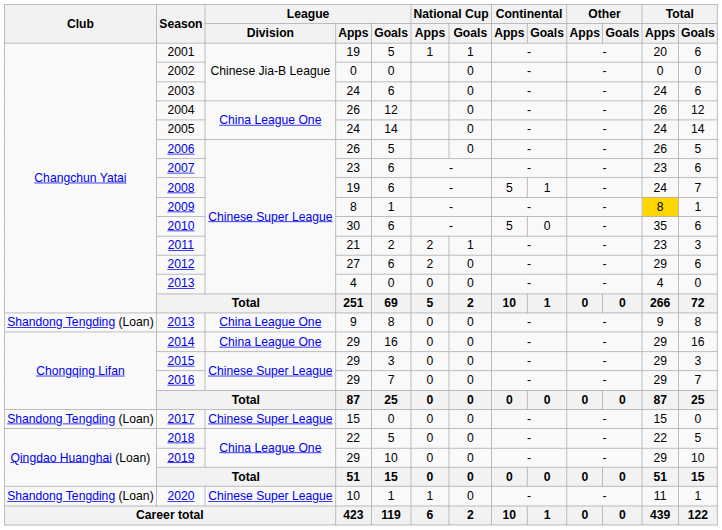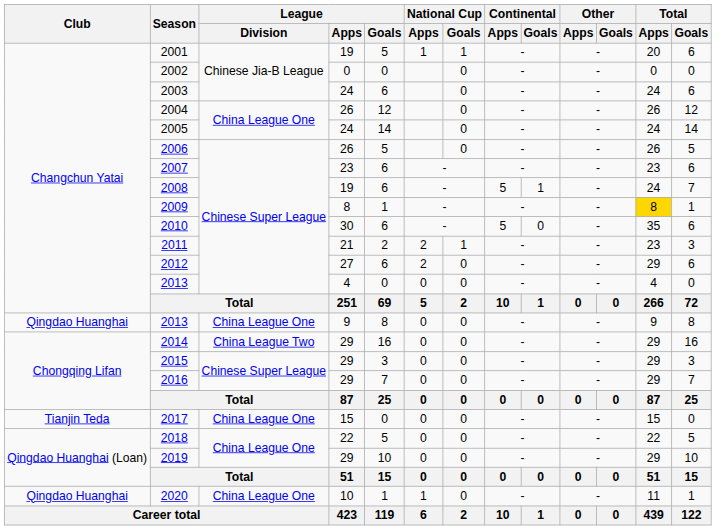(80, 322) Shandong Tengding (Loan) -> (77, 322) Qingdao Huanghai
(270, 341) China League One -> (264, 341) China League Two
(80, 419) Shandong Tengding (Loan) -> (77, 419) Tianjin Teda
(270, 419) Chinese Super League -> (264, 419) China League One
(80, 496) Shandong Tengding (Loan) -> (77, 496) Qingdao Huanghai
(270, 496) Chinese Super League -> (264, 496) China League One
